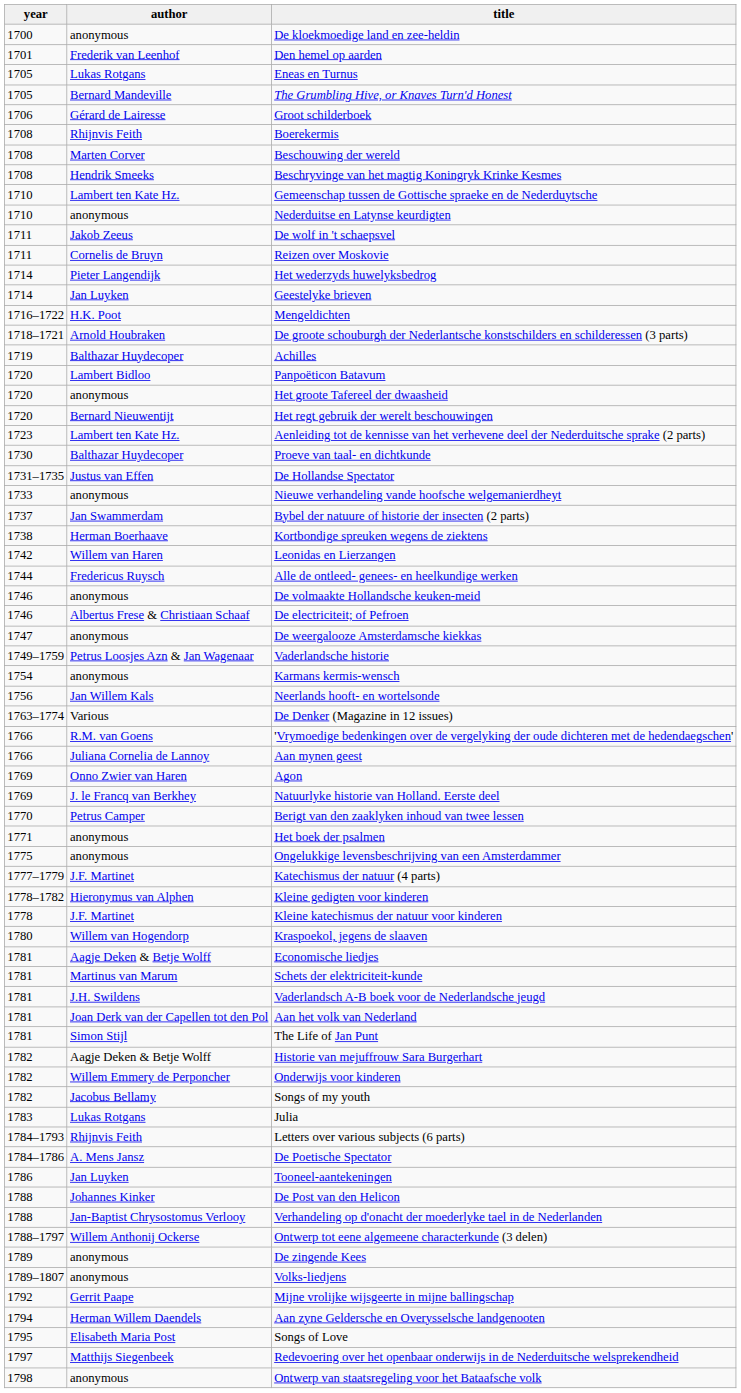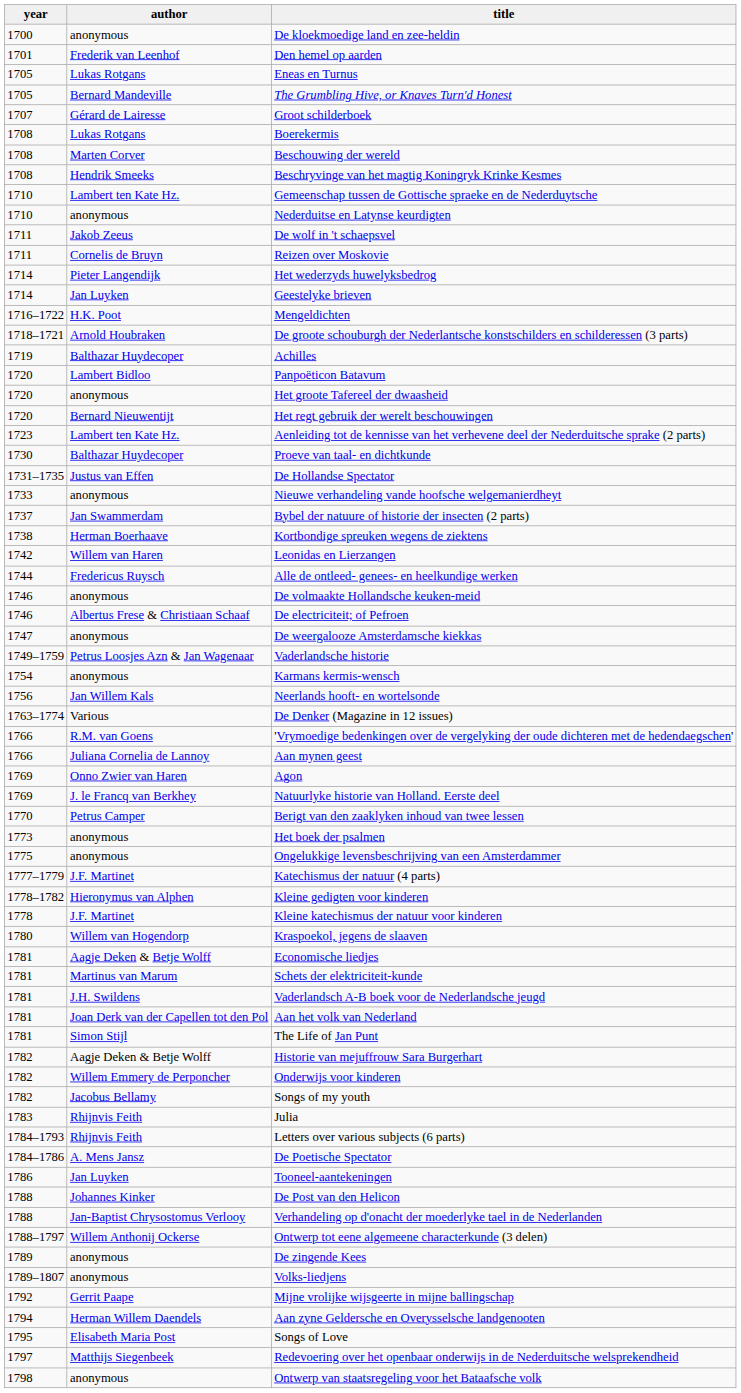(20, 114) 1706 -> (20, 114) 1707
(106, 134) Rhijnvis Feith -> (108, 134) Lukas Rotgans
(20, 836) 1771 -> (20, 836) 1773
(108, 1117) Lukas Rotgans -> (106, 1117) Rhijnvis Feith
